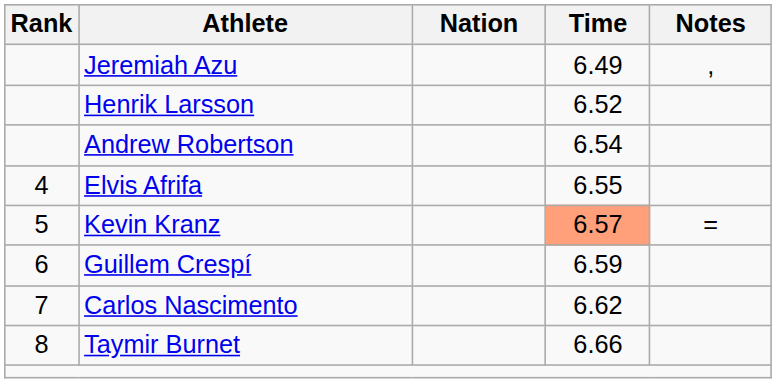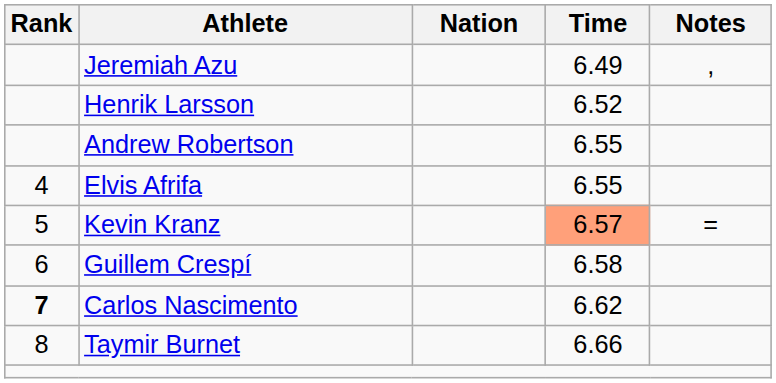(598, 144) 6.54 -> (598, 144) 6.55
(598, 265) 6.59 -> (598, 265) 6.58
(42, 305) normal -> (42, 305) bold
